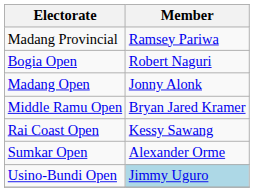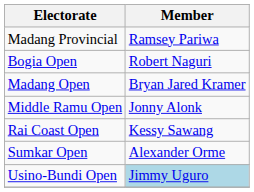(165, 84) Jonny Alonk -> (187, 84) Bryan Jared Kramer
(187, 107) Bryan Jared Kramer -> (165, 107) Jonny Alonk
